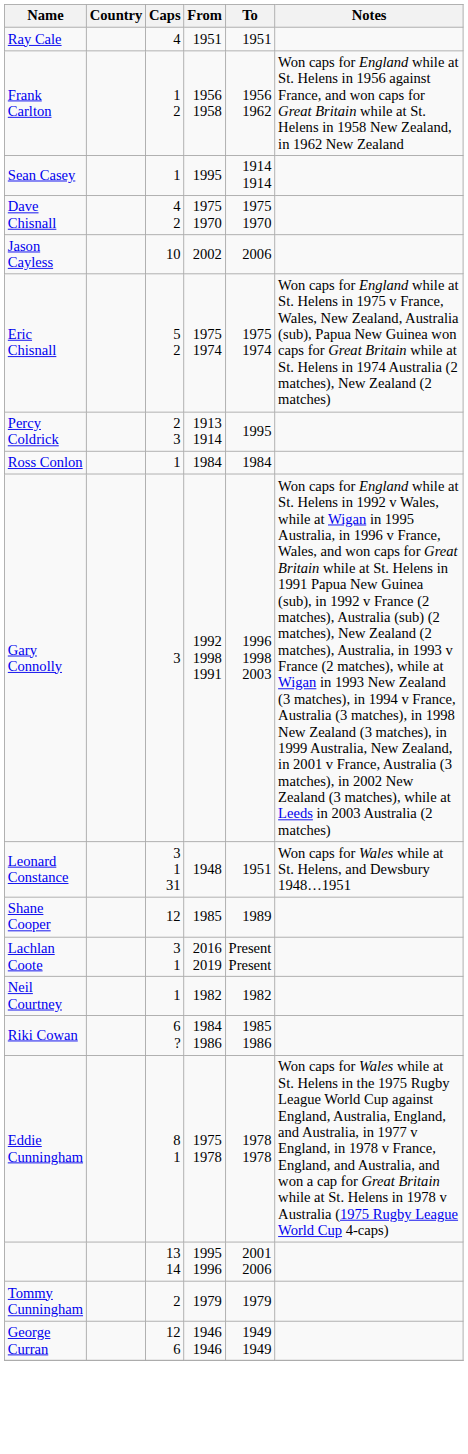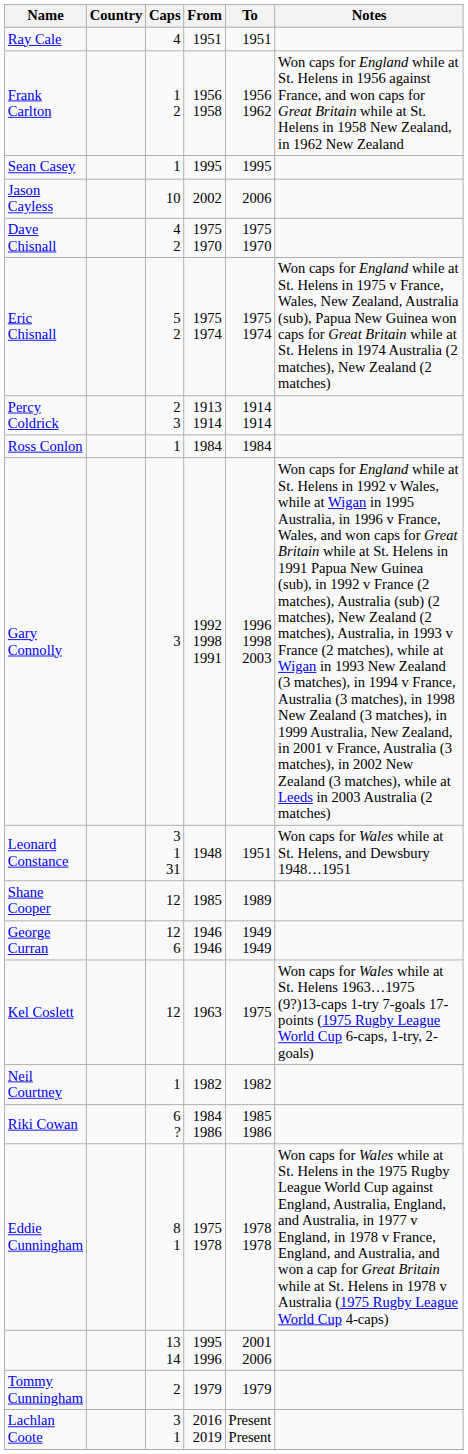(257, 175) 1914 1914 -> (257, 167) 1995
rows swapped: (30, 254) <-> (32, 214)
(257, 431) 1995 -> (257, 415) 1914 1914
rows swapped: (31, 956) <-> (29, 1340)
+ row: (41, 1012)
